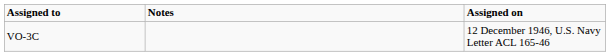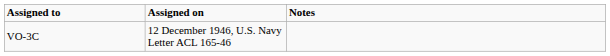columns swapped: (495, 13) <-> (161, 13)
